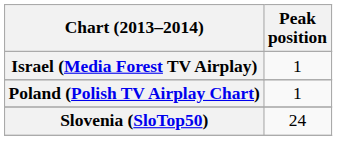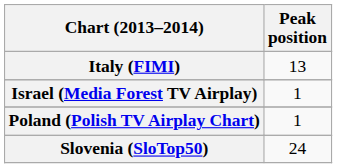+ row: (134, 65)
